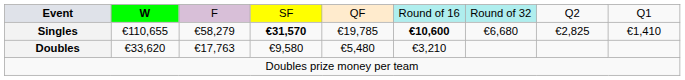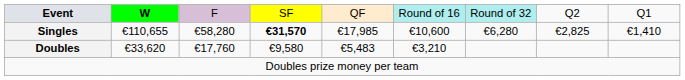(215, 31) €58,279 -> (215, 31) €58,280
(358, 31) €19,785 -> (358, 31) €17,985
(429, 31) bold -> (429, 31) normal
(501, 31) €6,680 -> (501, 31) €6,280
(215, 49) €17,763 -> (215, 49) €17,760
(358, 49) €5,480 -> (358, 49) €5,483
